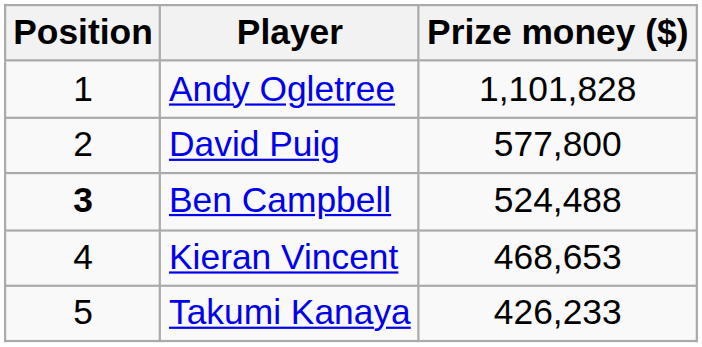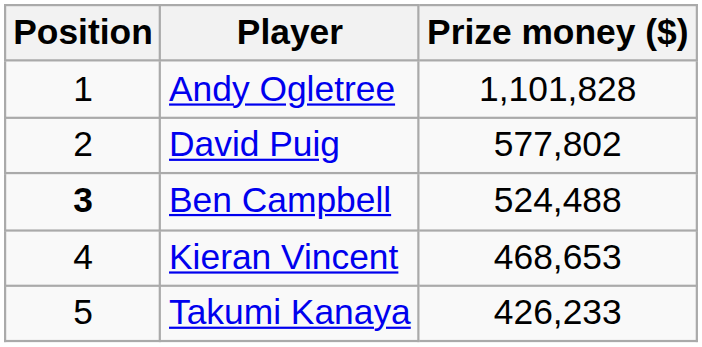(558, 144) 577,800 -> (558, 144) 577,802
